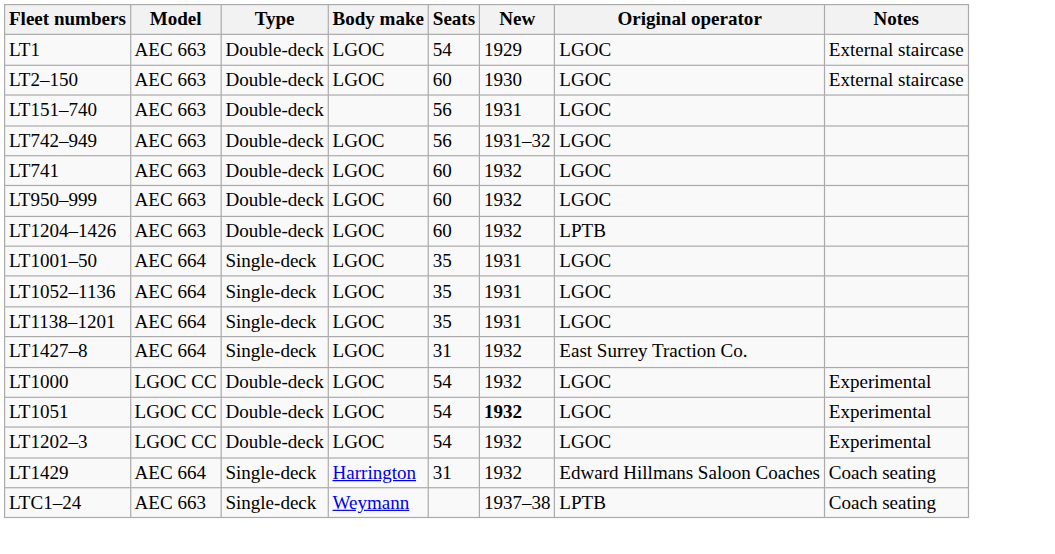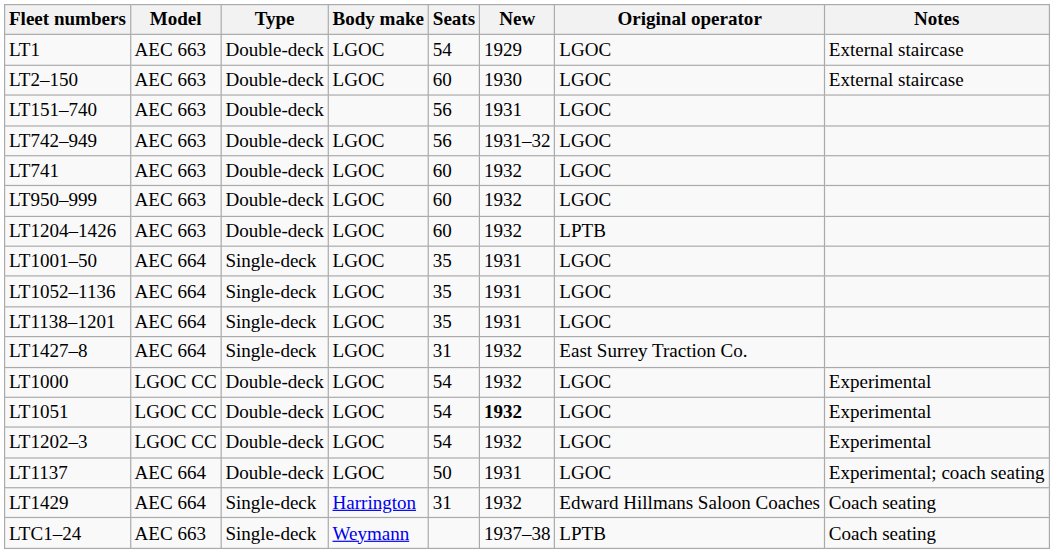+ row: (38, 472)
